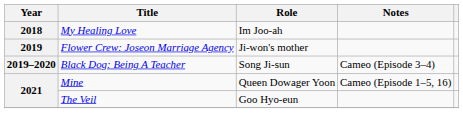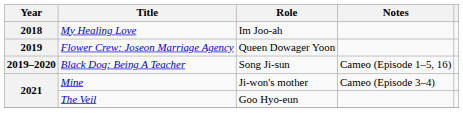(273, 47) Ji-won's mother -> (287, 47) Queen Dowager Yoon
(388, 64) Cameo (Episode 3–4) -> (396, 64) Cameo (Episode 1–5, 16)
(287, 82) Queen Dowager Yoon -> (273, 82) Ji-won's mother
(396, 82) Cameo (Episode 1–5, 16) -> (388, 82) Cameo (Episode 3–4)
